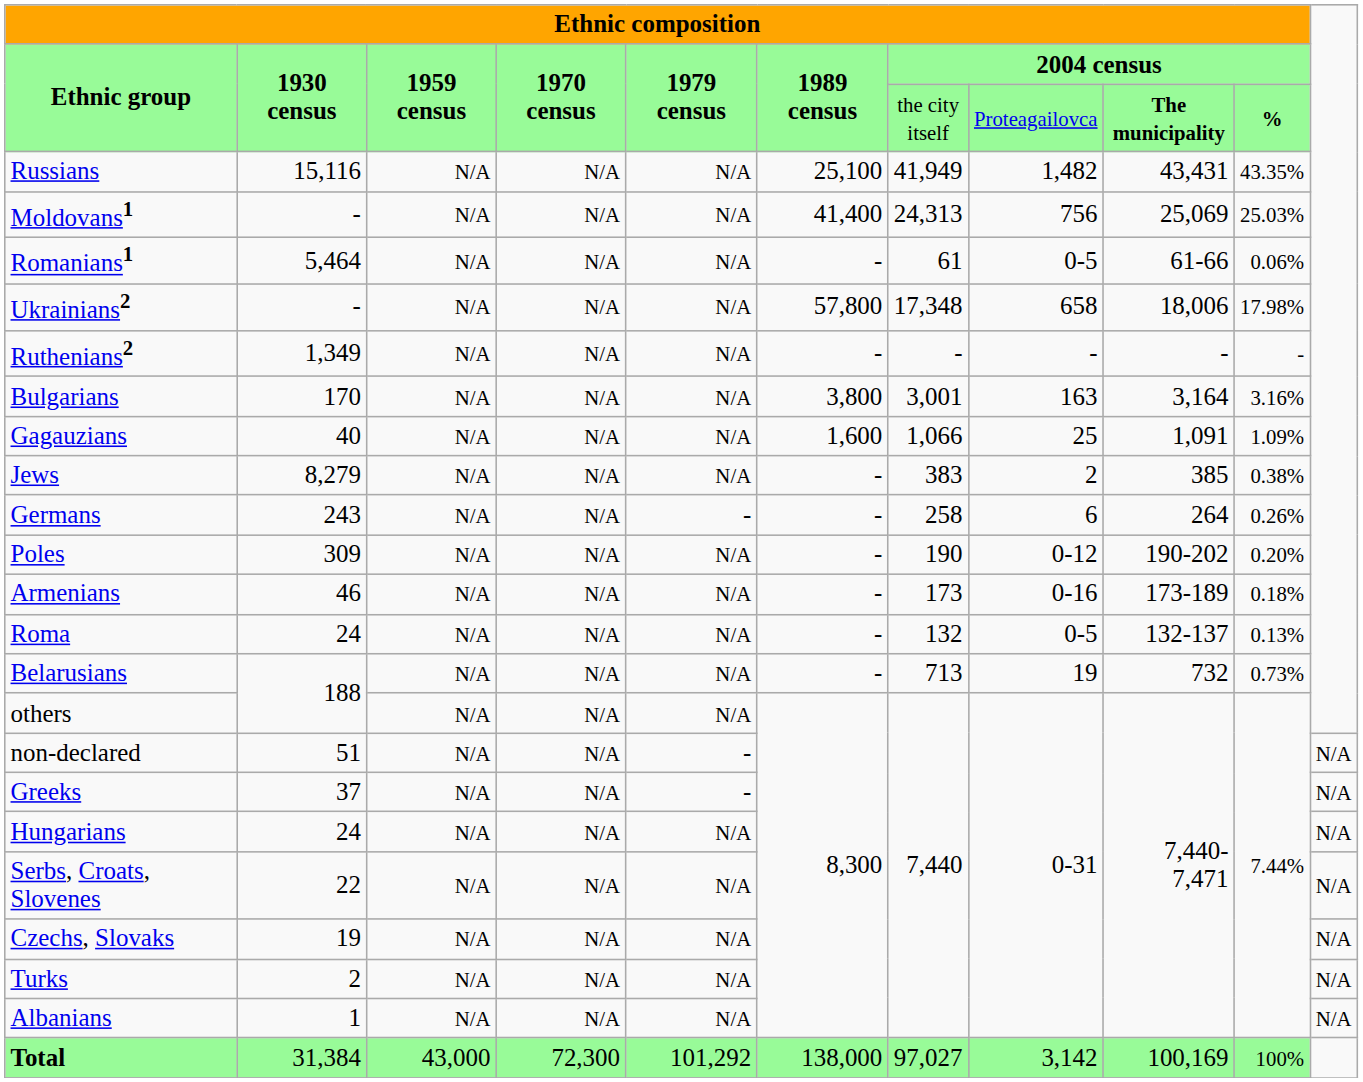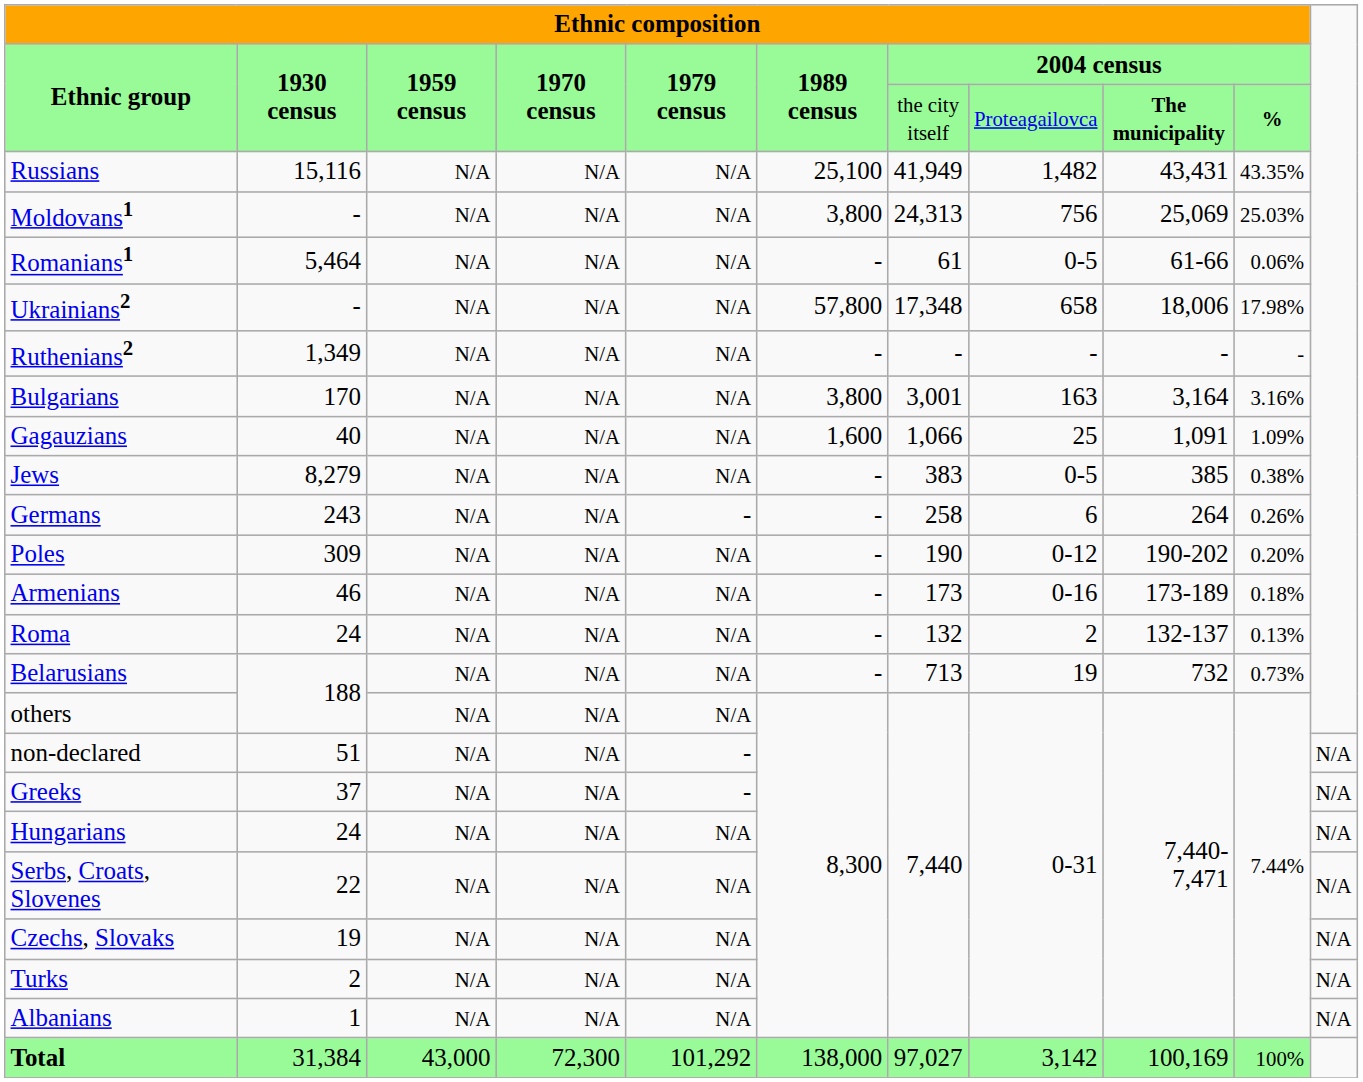(848, 214) 41,400 -> (854, 214) 3,800
(1091, 475) 2 -> (1081, 475) 0-5
(1081, 633) 0-5 -> (1091, 633) 2
